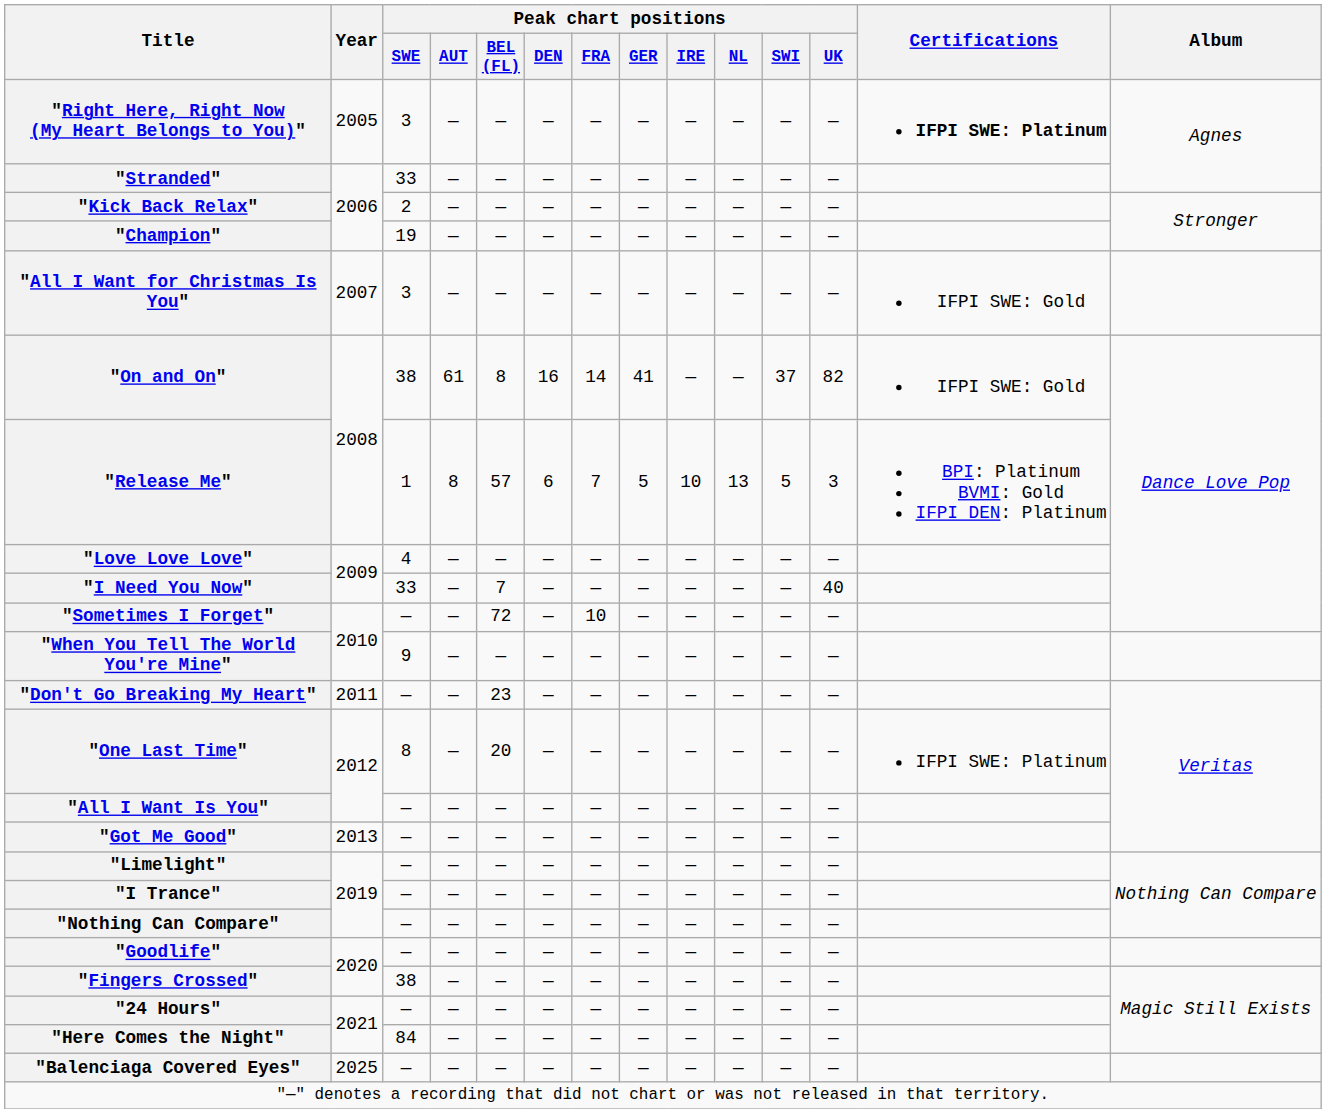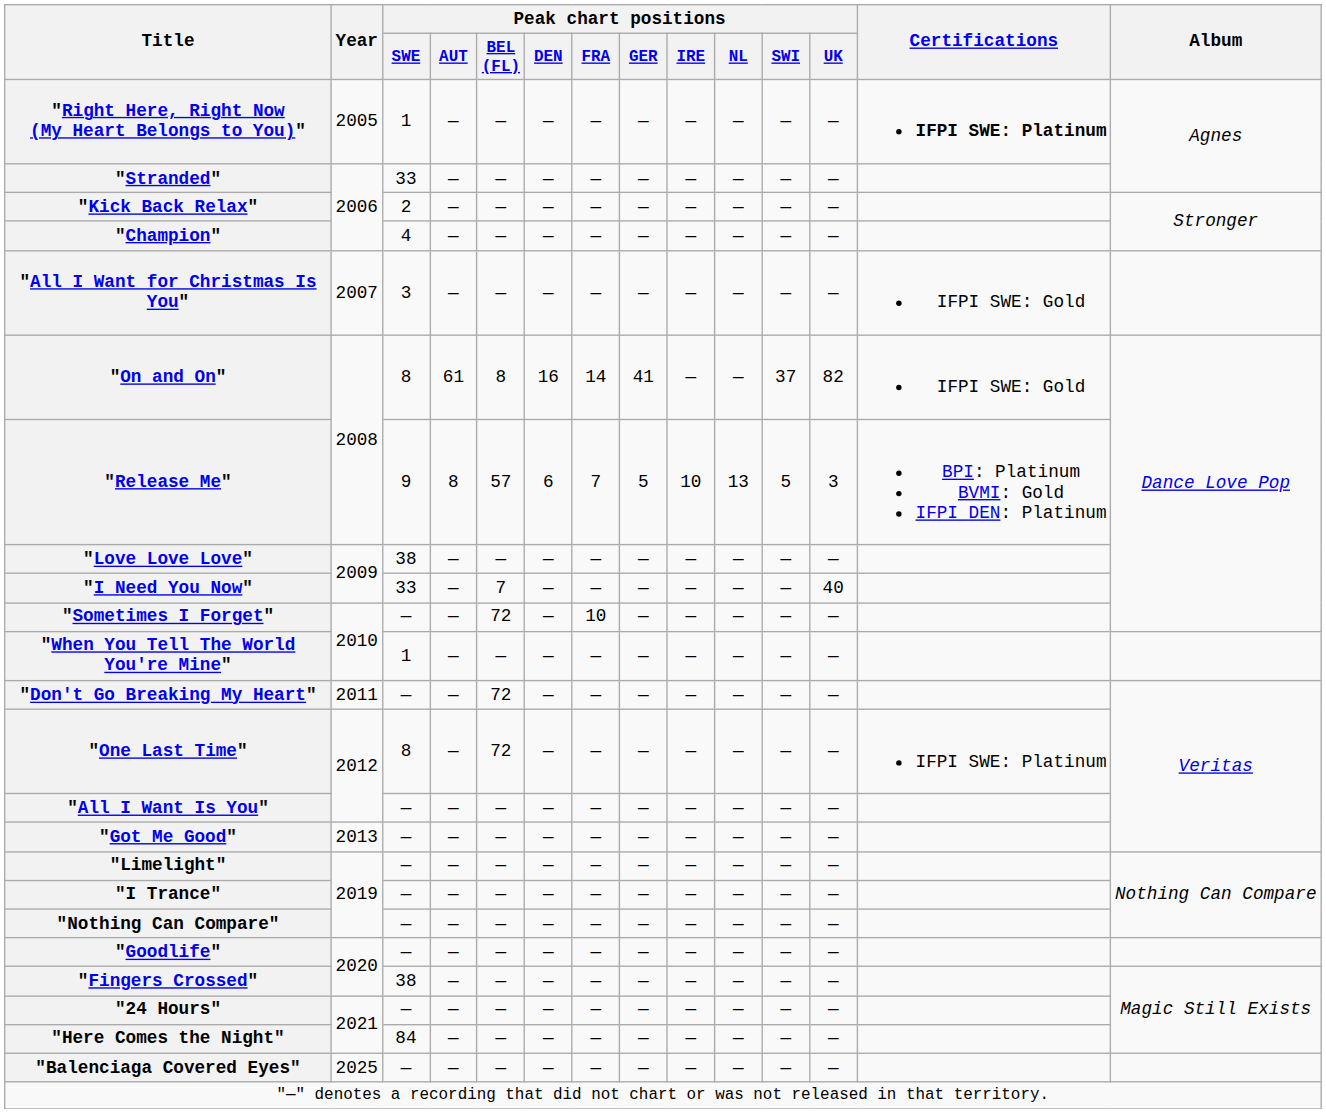(406, 122) 3 -> (406, 122) 1
(406, 236) 19 -> (406, 236) 4
(406, 377) 38 -> (406, 377) 8
(406, 482) 1 -> (406, 482) 9
(406, 559) 4 -> (406, 559) 38
(406, 656) 9 -> (406, 656) 1
(501, 695) 23 -> (501, 695) 72
(501, 752) 20 -> (501, 752) 72
